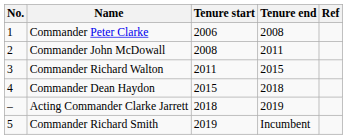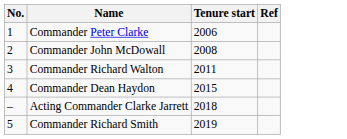- column: (288, 13)
